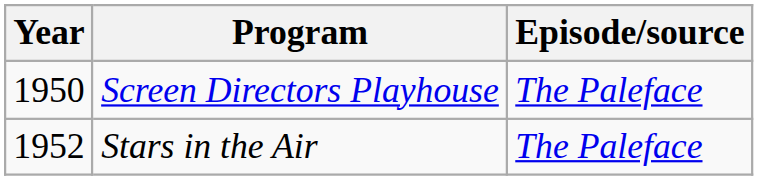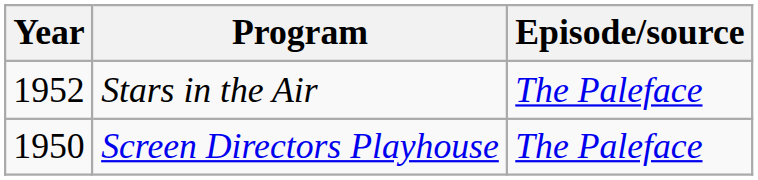rows swapped: (300, 89) <-> (209, 145)
